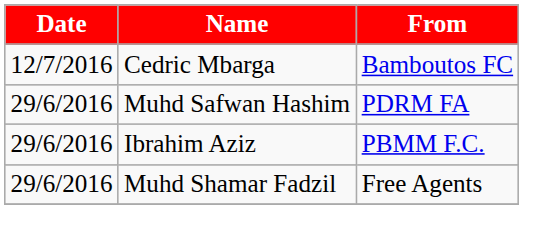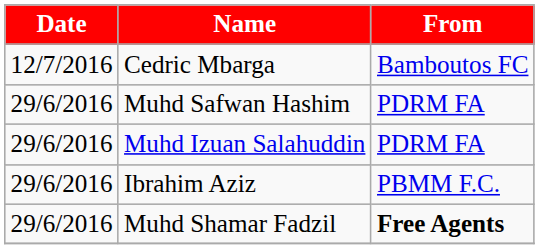+ row: (245, 143)
(422, 183) normal -> (441, 223) bold
